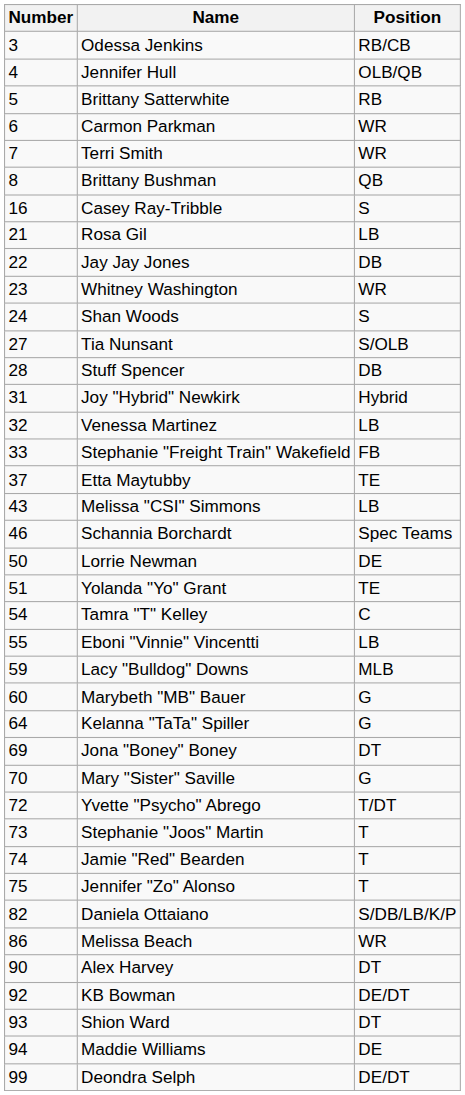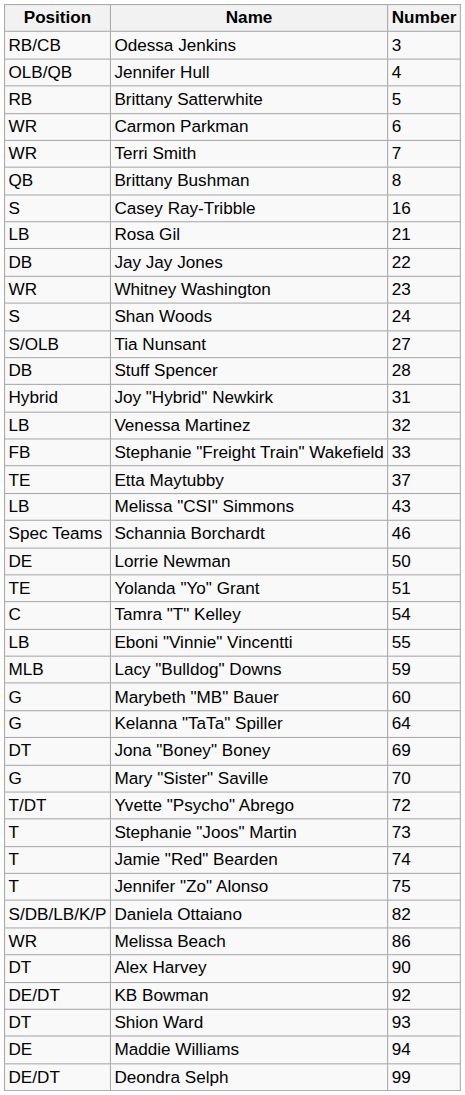columns swapped: (41, 18) <-> (407, 18)
